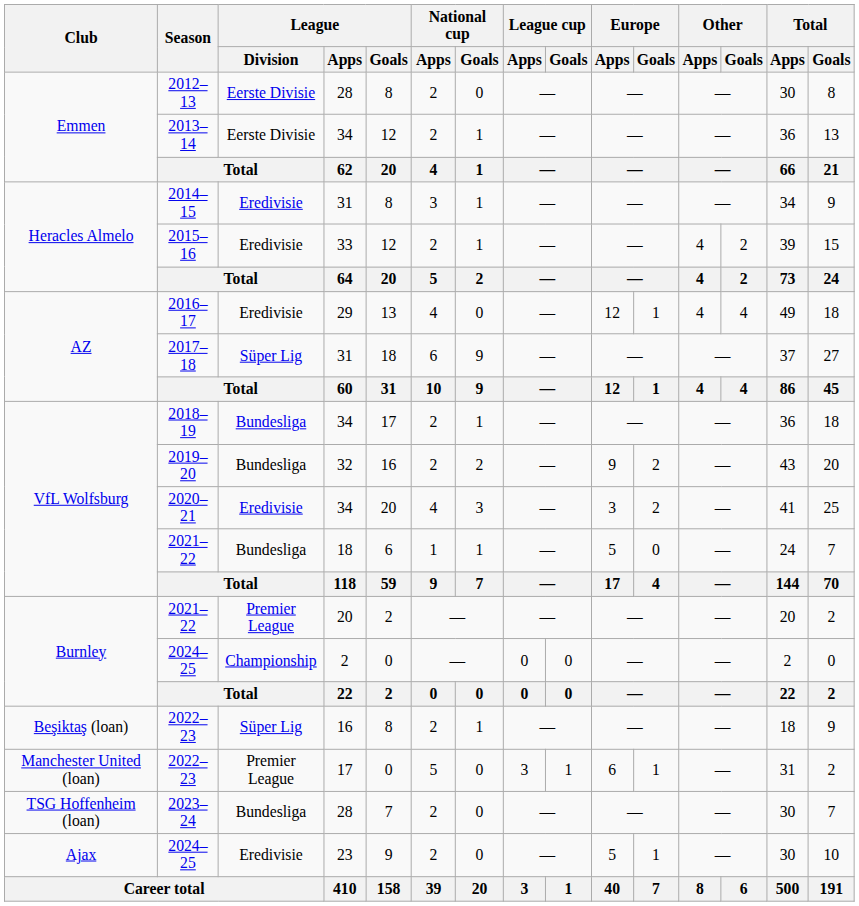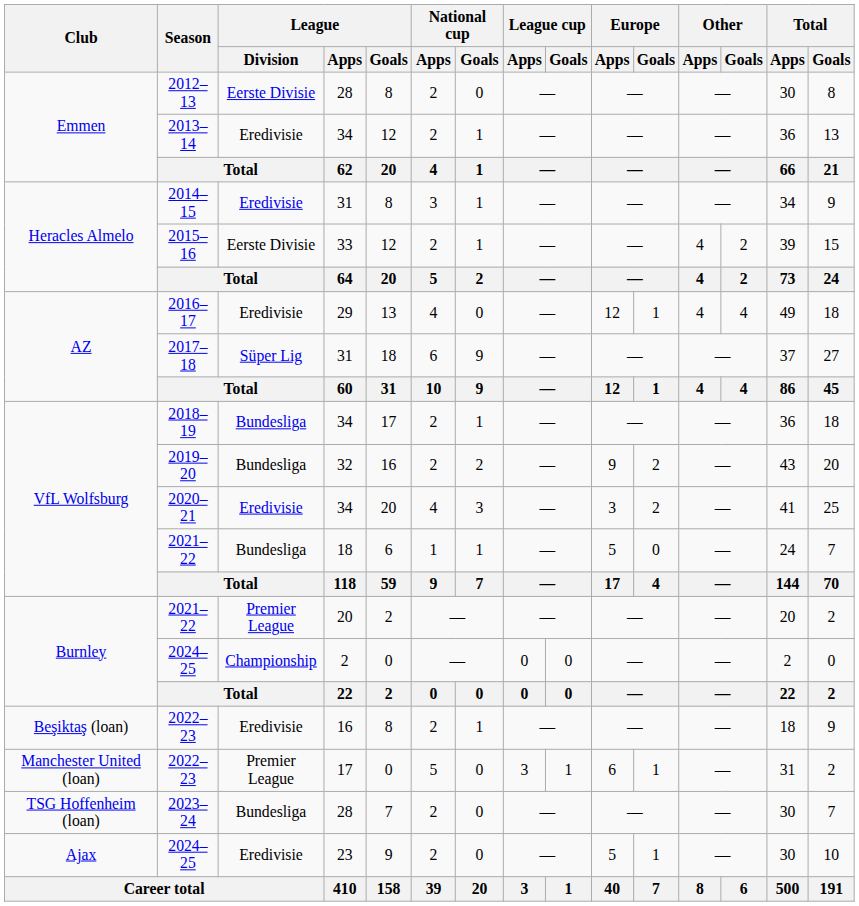(271, 135) Eerste Divisie -> (271, 135) Eredivisie
(271, 245) Eredivisie -> (271, 245) Eerste Divisie
(271, 727) Süper Lig -> (271, 727) Eredivisie
